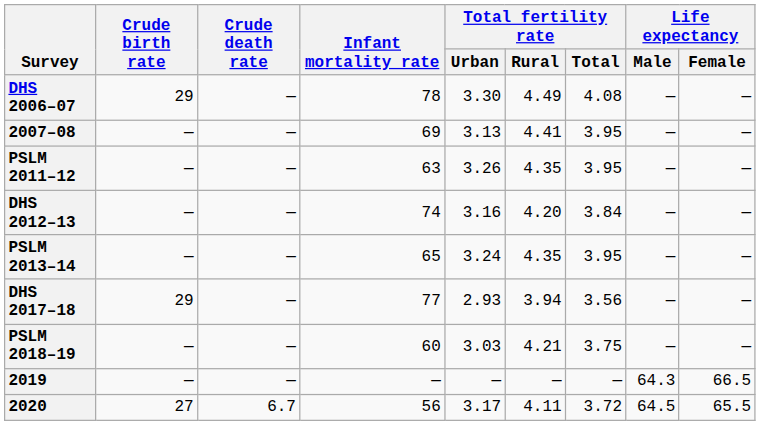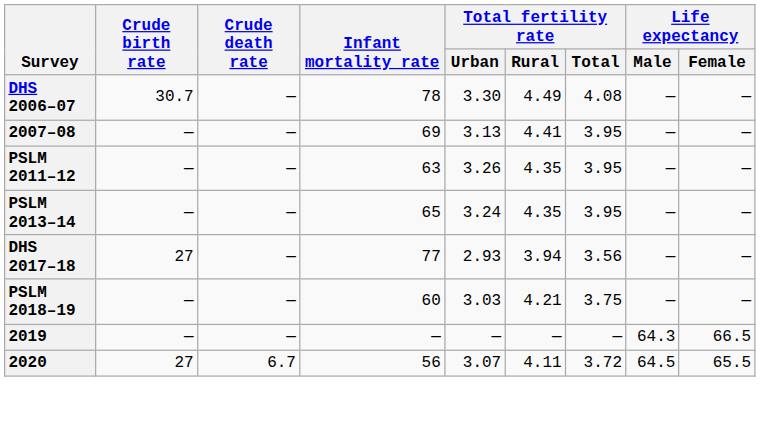(184, 97) 29 -> (174, 97) 30.7
- row: (42, 213)
(184, 302) 29 -> (184, 257) 27
(482, 407) 3.17 -> (482, 363) 3.07
